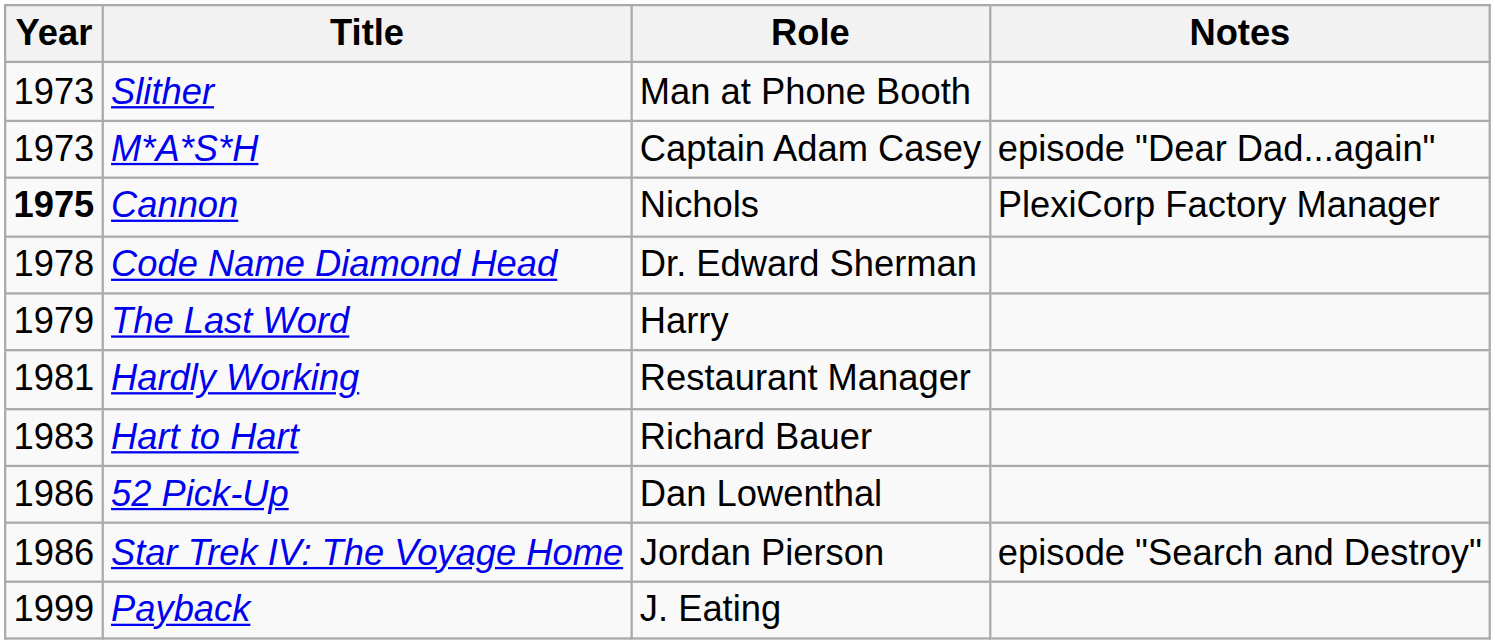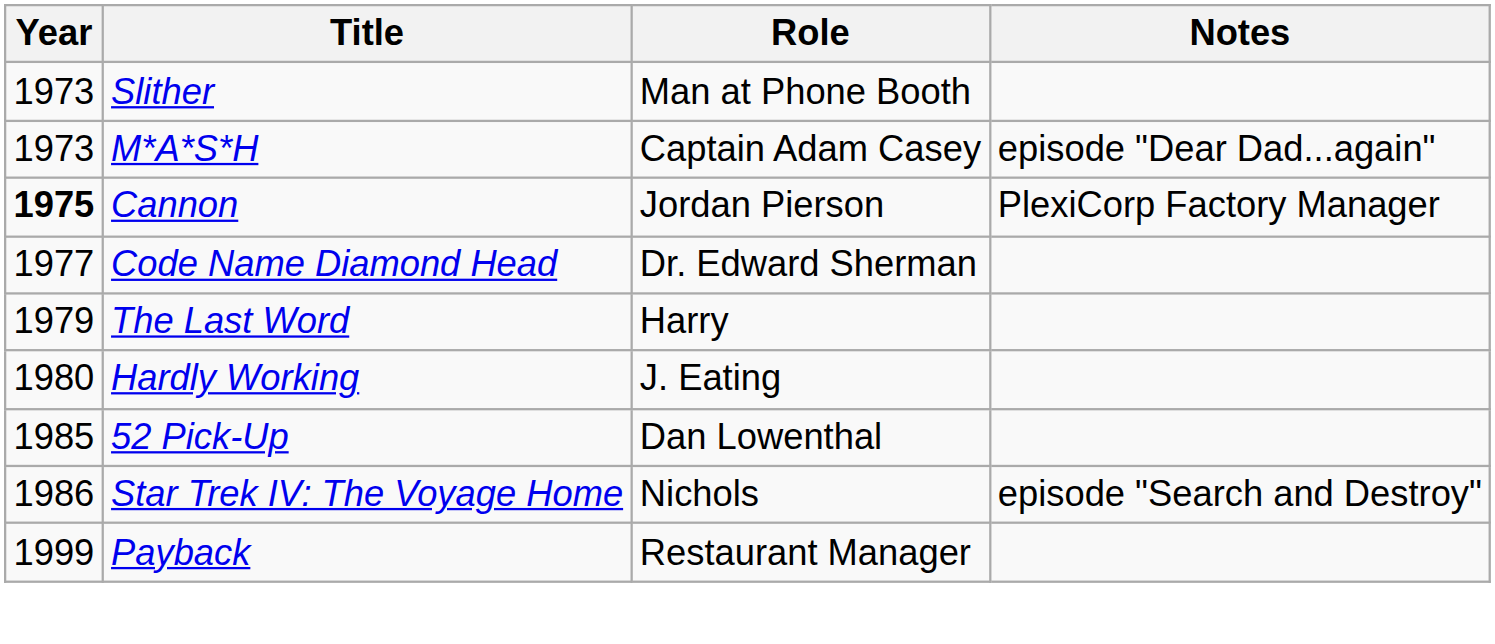(699, 206) Nichols -> (762, 206) Jordan Pierson
(54, 263) 1978 -> (54, 263) 1977
(54, 378) 1981 -> (54, 378) 1980
(805, 378) Restaurant Manager -> (711, 378) J. Eating
- row: (205, 436)
(54, 494) 1986 -> (54, 436) 1985
(762, 551) Jordan Pierson -> (699, 494) Nichols
(711, 609) J. Eating -> (805, 551) Restaurant Manager
